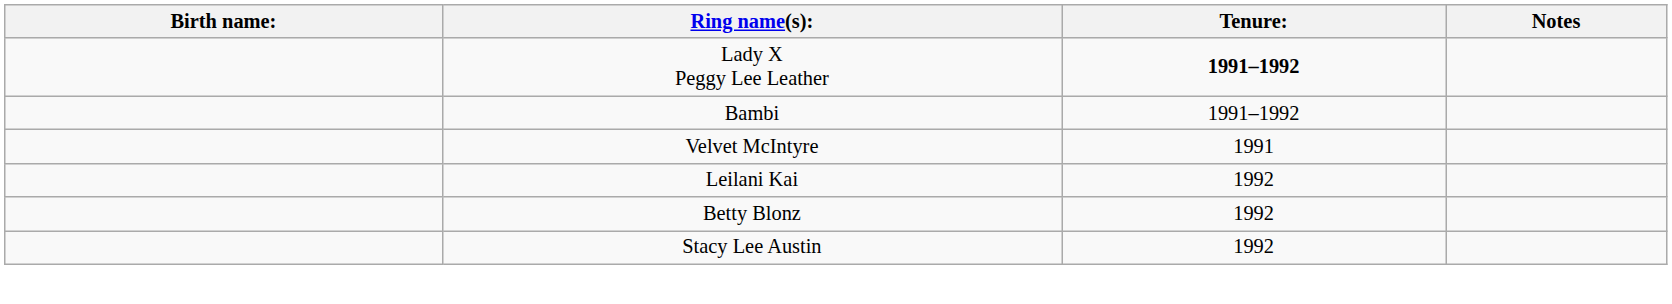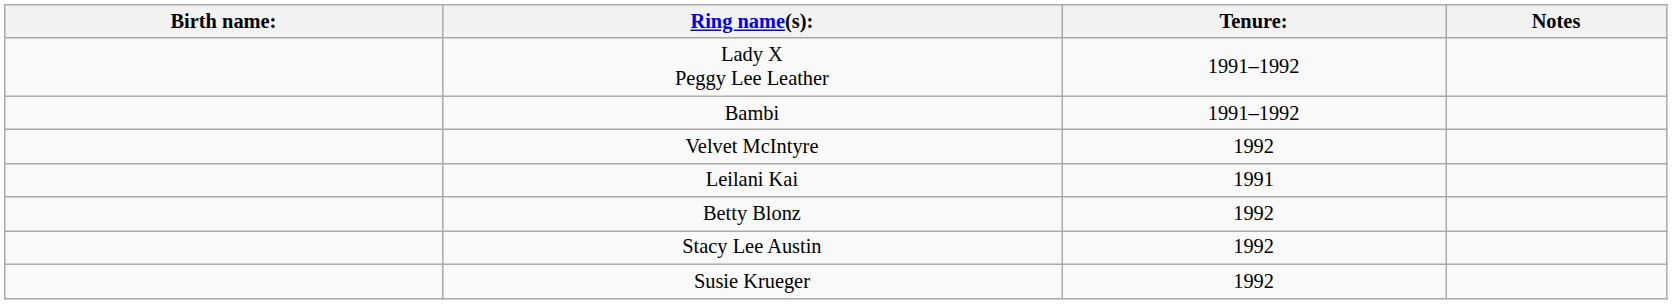(1254, 66) bold -> (1254, 66) normal
(1254, 145) 1991 -> (1254, 145) 1992
(1254, 179) 1992 -> (1254, 179) 1991
+ row: (752, 280)
